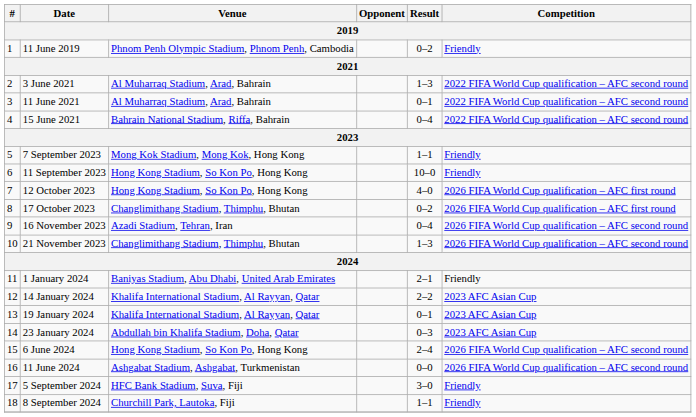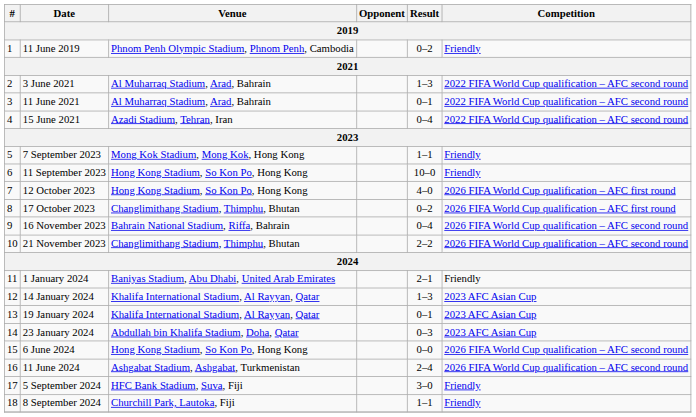(200, 119) Bahrain National Stadium, Riffa, Bahrain -> (172, 119) Azadi Stadium, Tehran, Iran
(172, 225) Azadi Stadium, Tehran, Iran -> (200, 225) Bahrain National Stadium, Riffa, Bahrain
(425, 243) 1–3 -> (425, 243) 2–2
(425, 296) 2–2 -> (425, 296) 1–3
(425, 349) 2–4 -> (425, 349) 0–0
(425, 367) 0–0 -> (425, 367) 2–4
